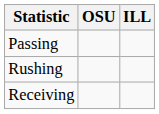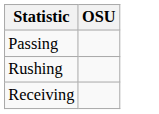- column: (137, 17)
